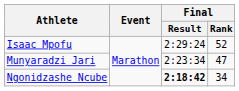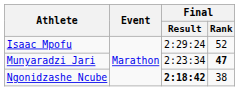(221, 61) normal -> (221, 61) bold
(221, 77) 34 -> (221, 77) 38
